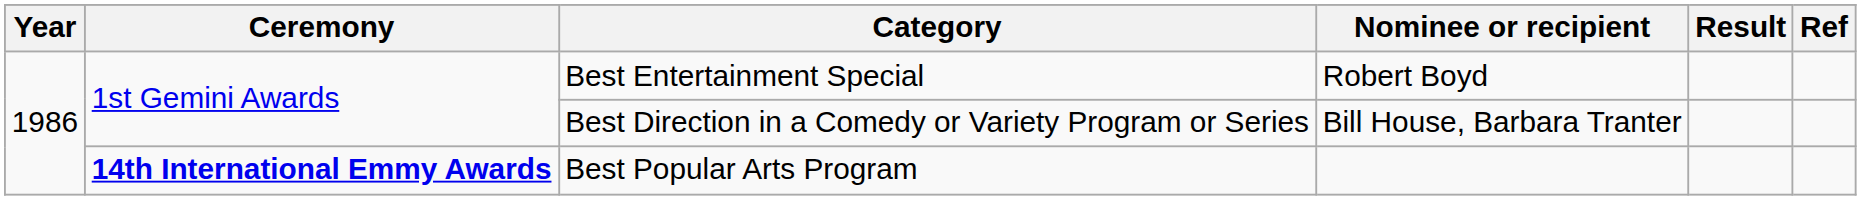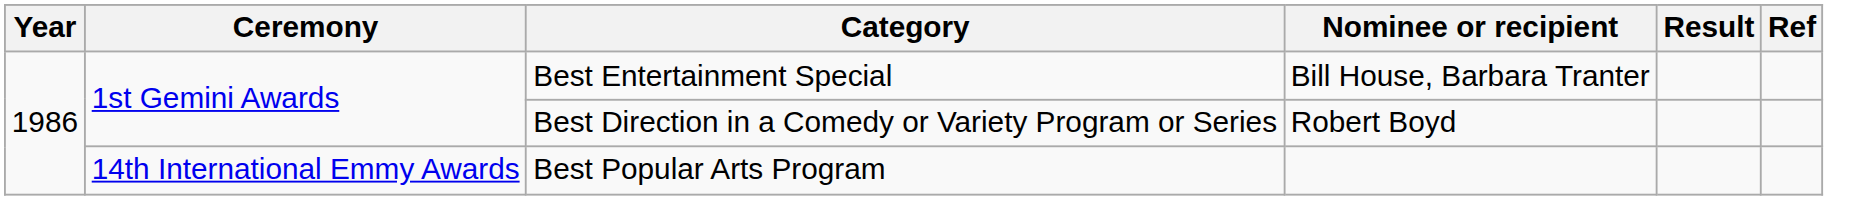(1405, 75) Robert Boyd -> (1470, 75) Bill House, Barbara Tranter
(1502, 122) Bill House, Barbara Tranter -> (1373, 122) Robert Boyd
(322, 169) bold -> (306, 169) normal
